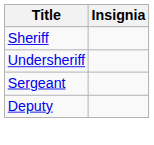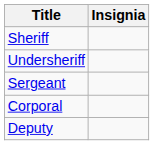+ row: (35, 106)
